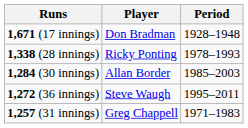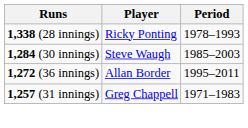- row: (53, 34)
(138, 73) Allan Border -> (138, 53) Steve Waugh
(138, 93) Steve Waugh -> (138, 73) Allan Border
